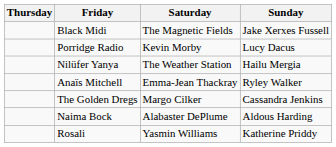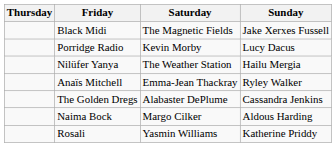(172, 99) Margo Cilker -> (185, 99) Alabaster DePlume
(185, 116) Alabaster DePlume -> (172, 116) Margo Cilker
